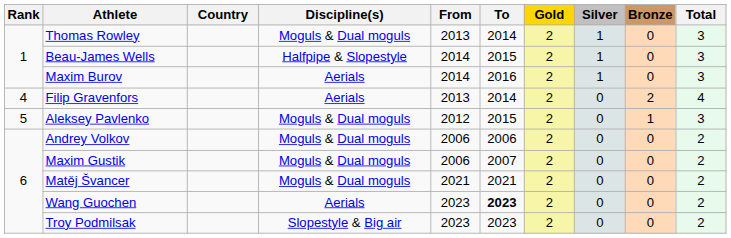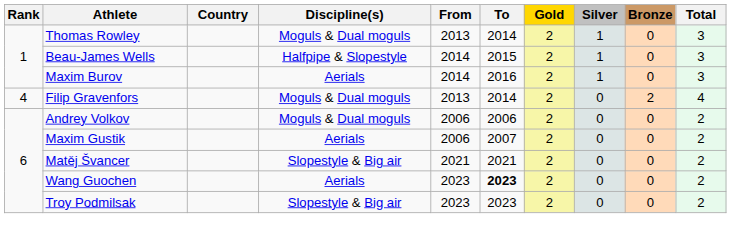(345, 98) Aerials -> (345, 98) Moguls & Dual moguls
- row: (97, 118)
(345, 160) Moguls & Dual moguls -> (345, 139) Aerials
(345, 181) Moguls & Dual moguls -> (345, 160) Slopestyle & Big air
